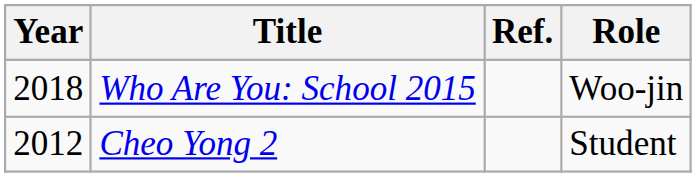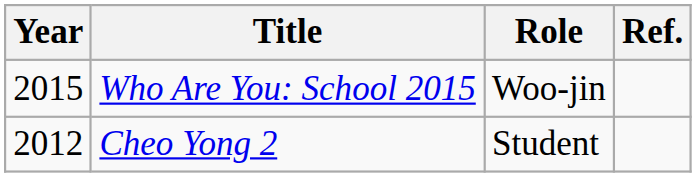columns swapped: (626, 32) <-> (523, 32)
(48, 87) 2018 -> (48, 87) 2015
